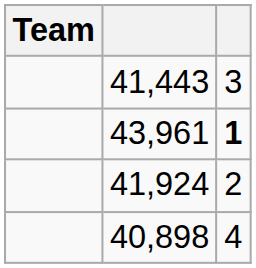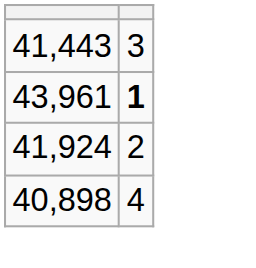- column: (54, 30)
